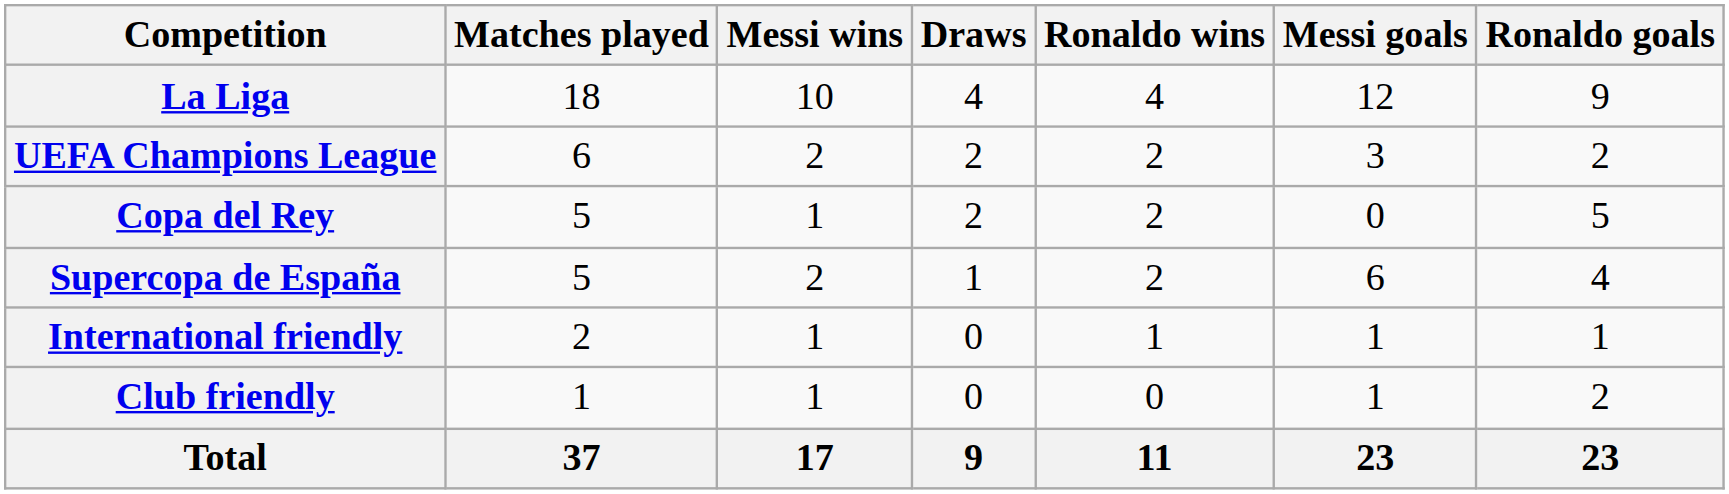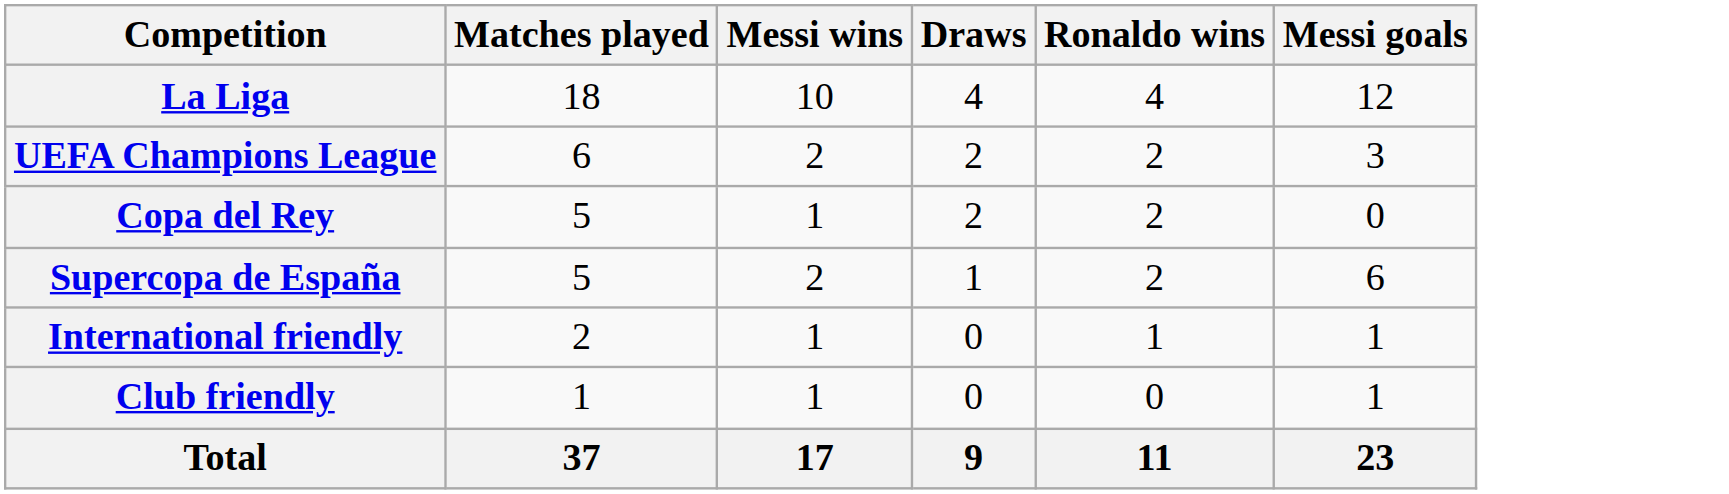- column: (1600, 34)
